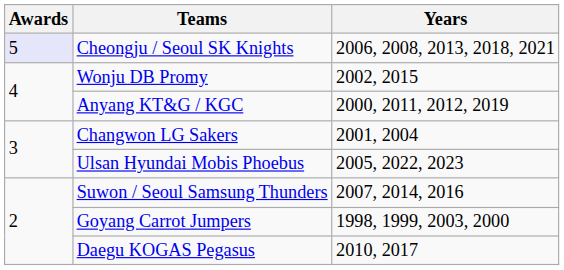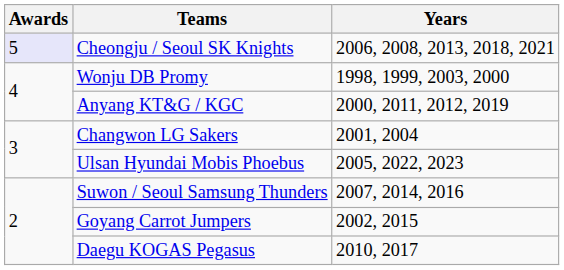(377, 76) 2002, 2015 -> (423, 76) 1998, 1999, 2003, 2000
(423, 221) 1998, 1999, 2003, 2000 -> (377, 221) 2002, 2015
